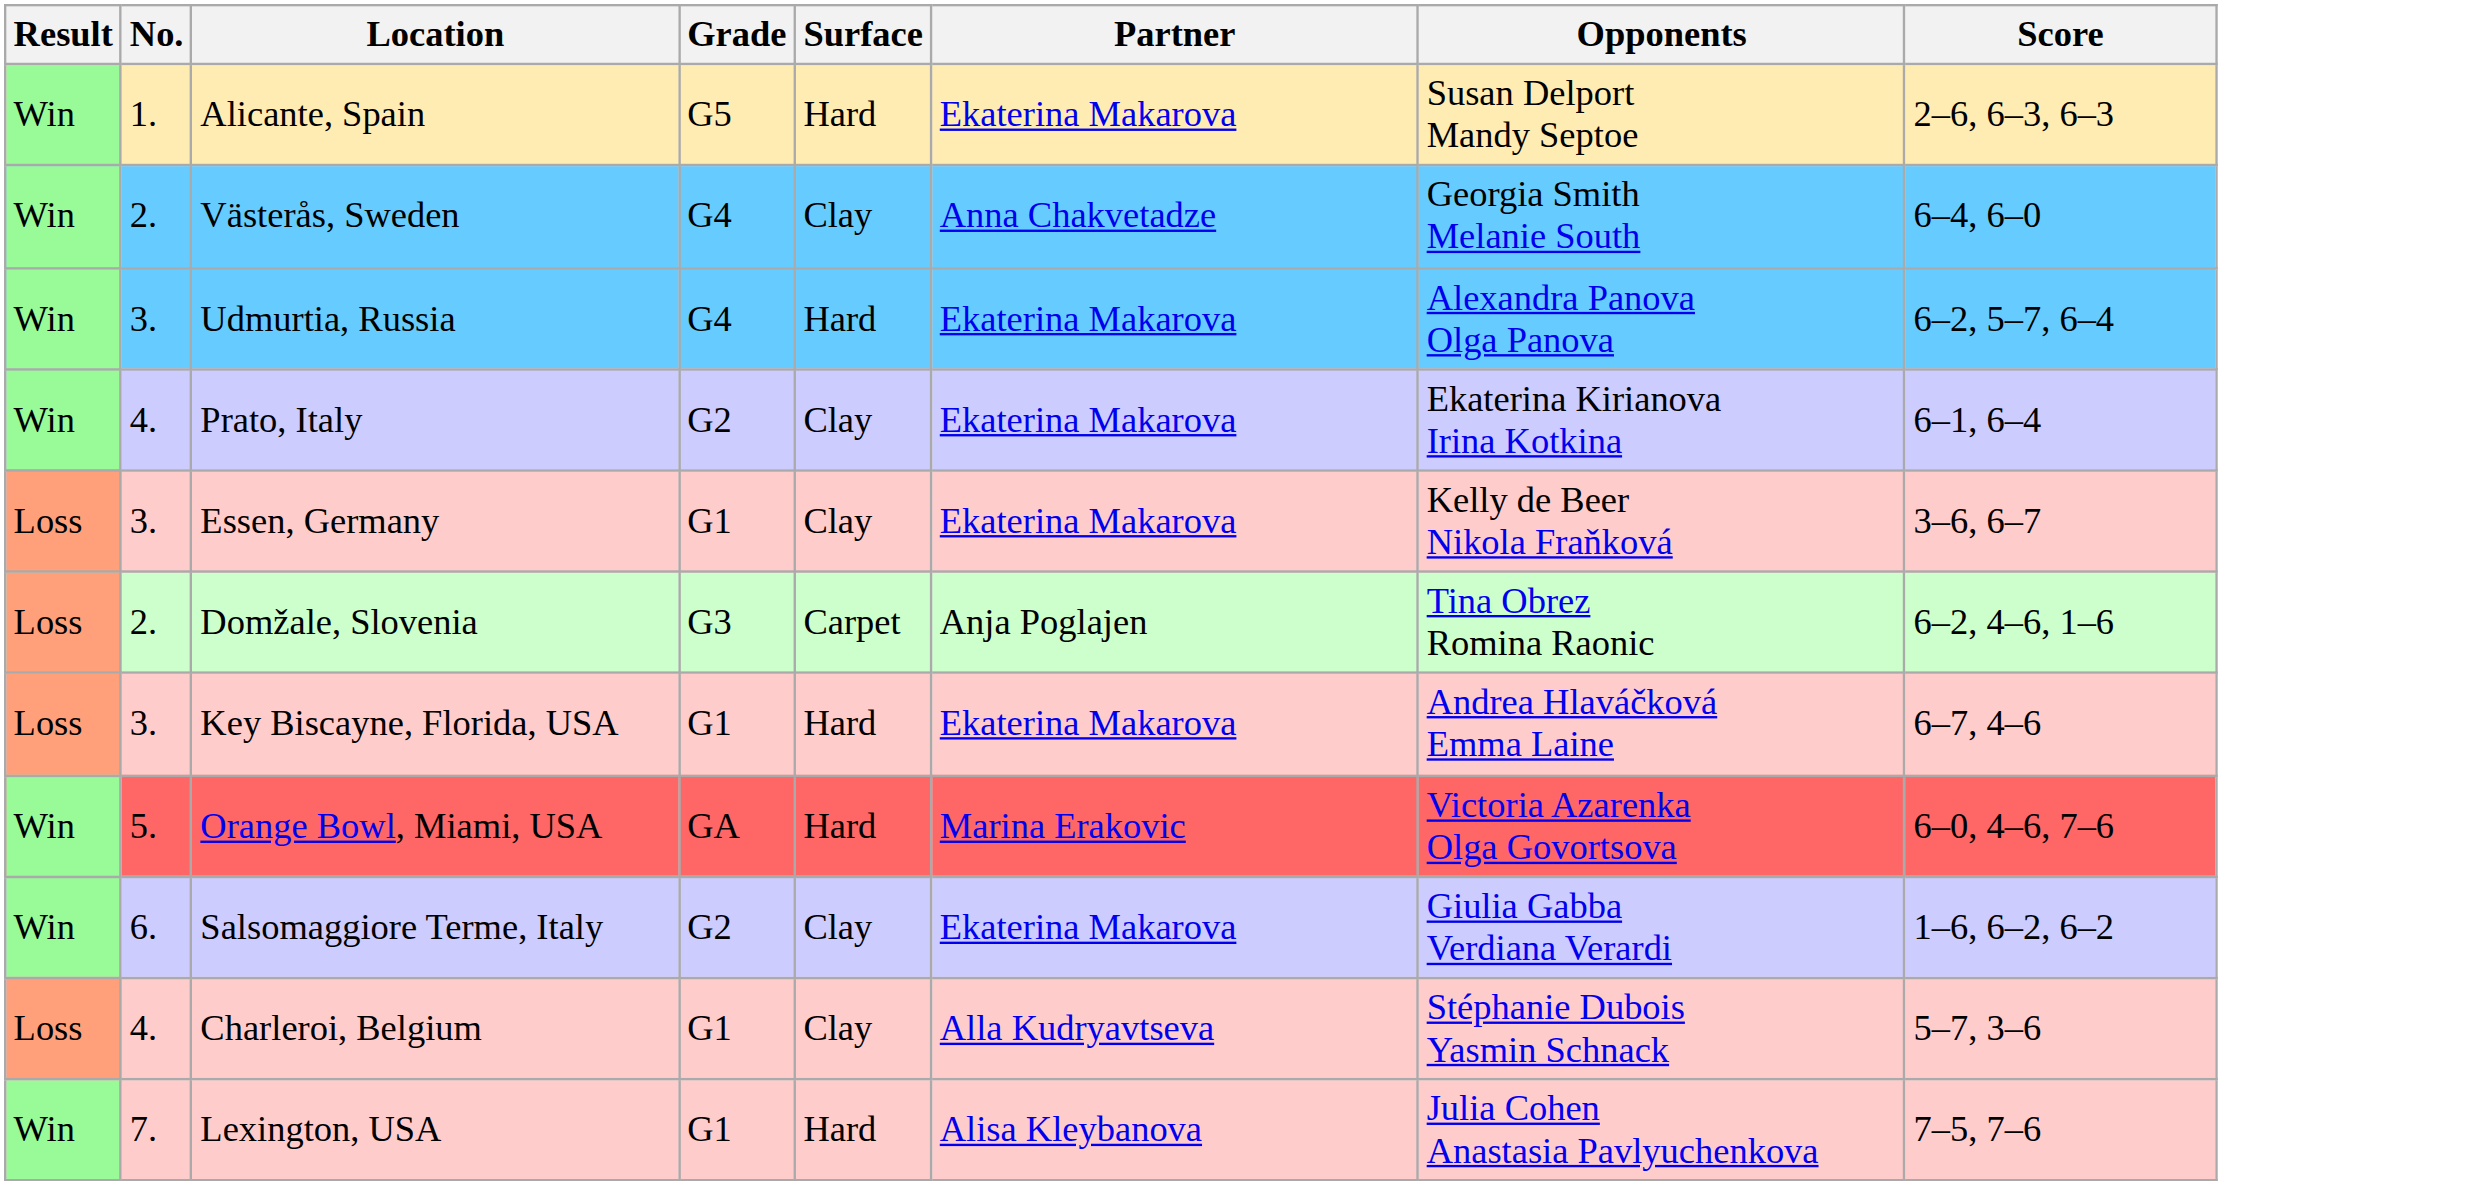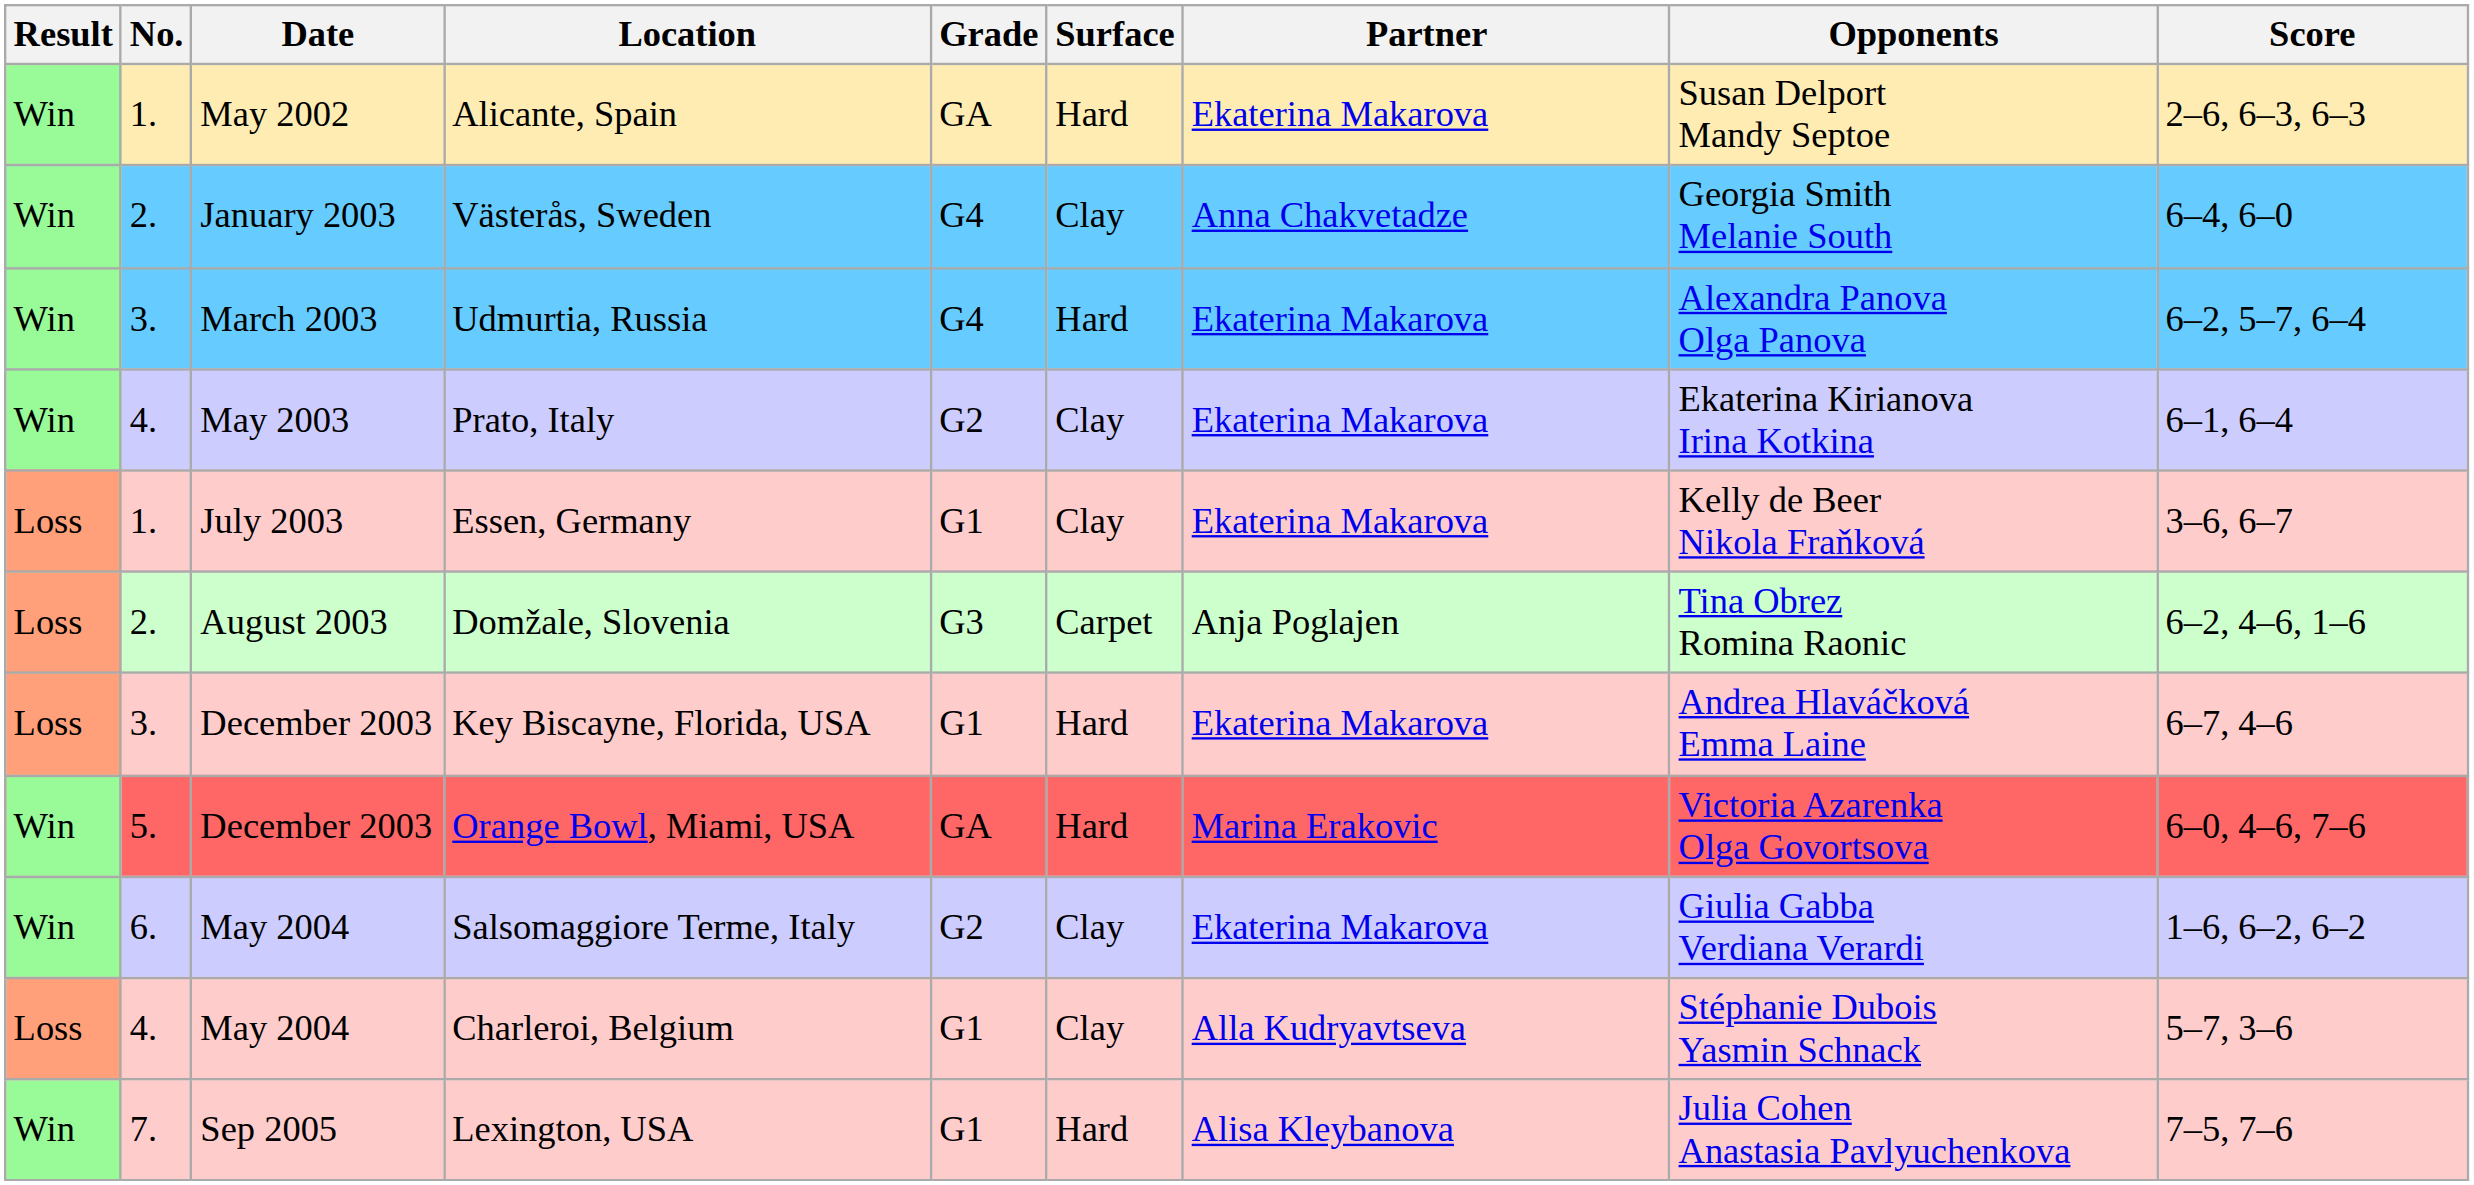+ column: (318, 33)
(710, 113) G5 -> (965, 113) GA
(143, 519) 3. -> (143, 519) 1.
